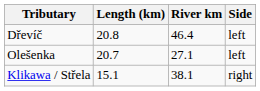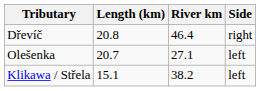(237, 34) left -> (240, 34) right
(182, 75) 38.1 -> (182, 75) 38.2
(240, 75) right -> (237, 75) left
